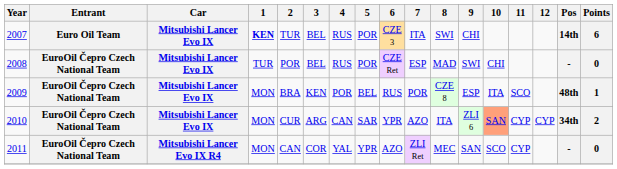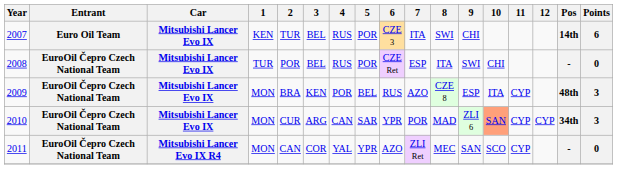(263, 35) bold -> (263, 35) normal
(444, 64) MAD -> (444, 64) ITA
(418, 92) POR -> (418, 92) AZO
(521, 92) SCO -> (521, 92) CYP
(597, 92) 1 -> (597, 92) 3
(418, 121) AZO -> (418, 121) POR
(444, 121) ITA -> (444, 121) MAD
(597, 121) 2 -> (597, 121) 3
